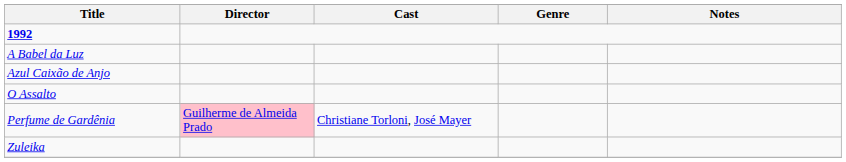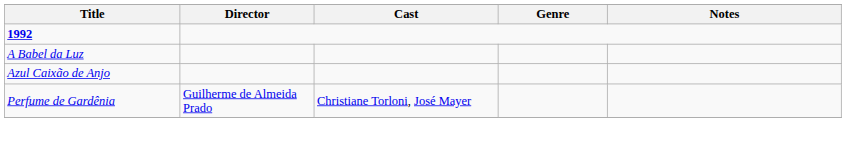- row: (32, 93)
(240, 120) pink background -> (240, 100) no background
- row: (26, 147)
